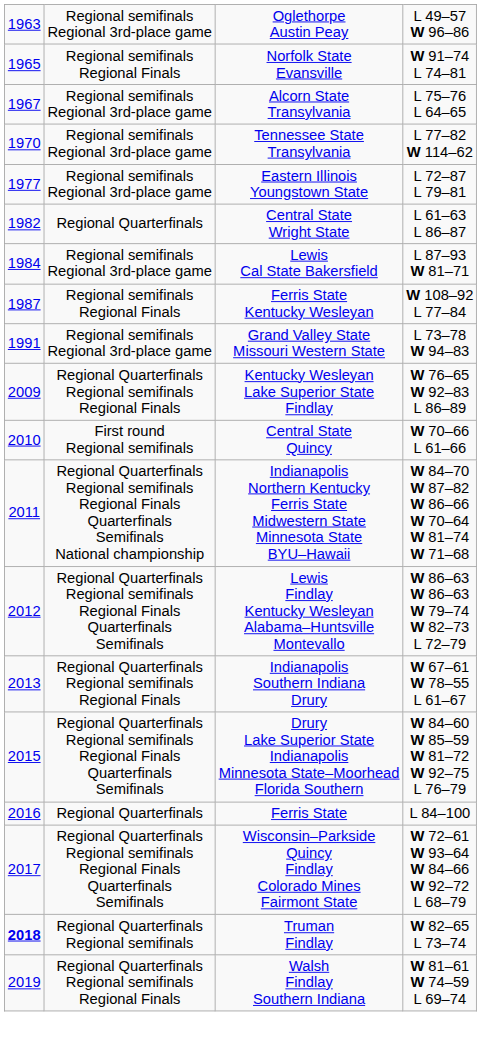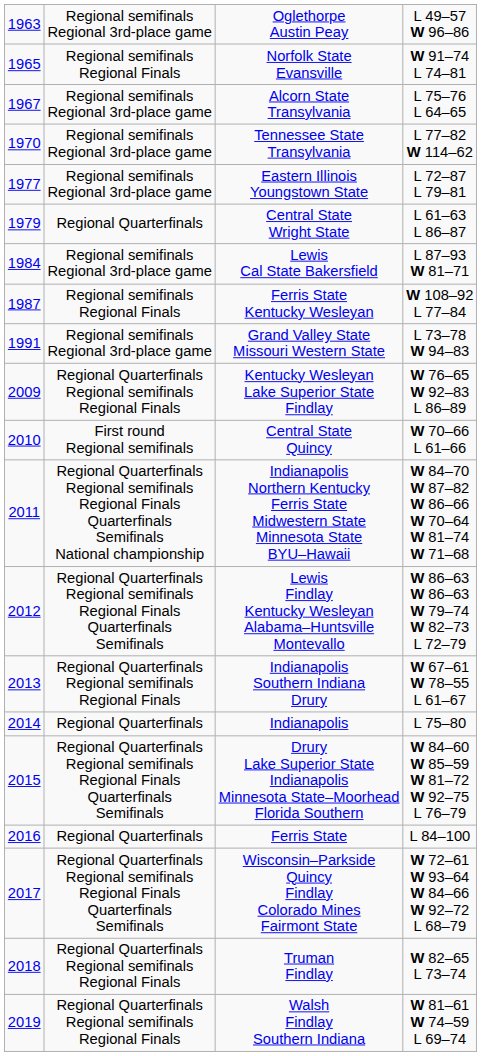(24, 223) 1982 -> (24, 223) 1979
+ row: (309, 723)
(24, 934) bold -> (24, 966) normal
(130, 934) Regional Quarterfinals Regional semifinals -> (130, 966) Regional Quarterfinals Regional semifinals Regional Finals
